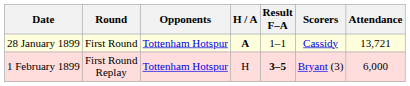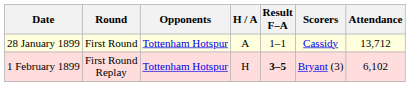(245, 43) bold -> (245, 43) normal
(376, 43) 13,721 -> (376, 43) 13,712
(376, 66) 6,000 -> (376, 66) 6,102
